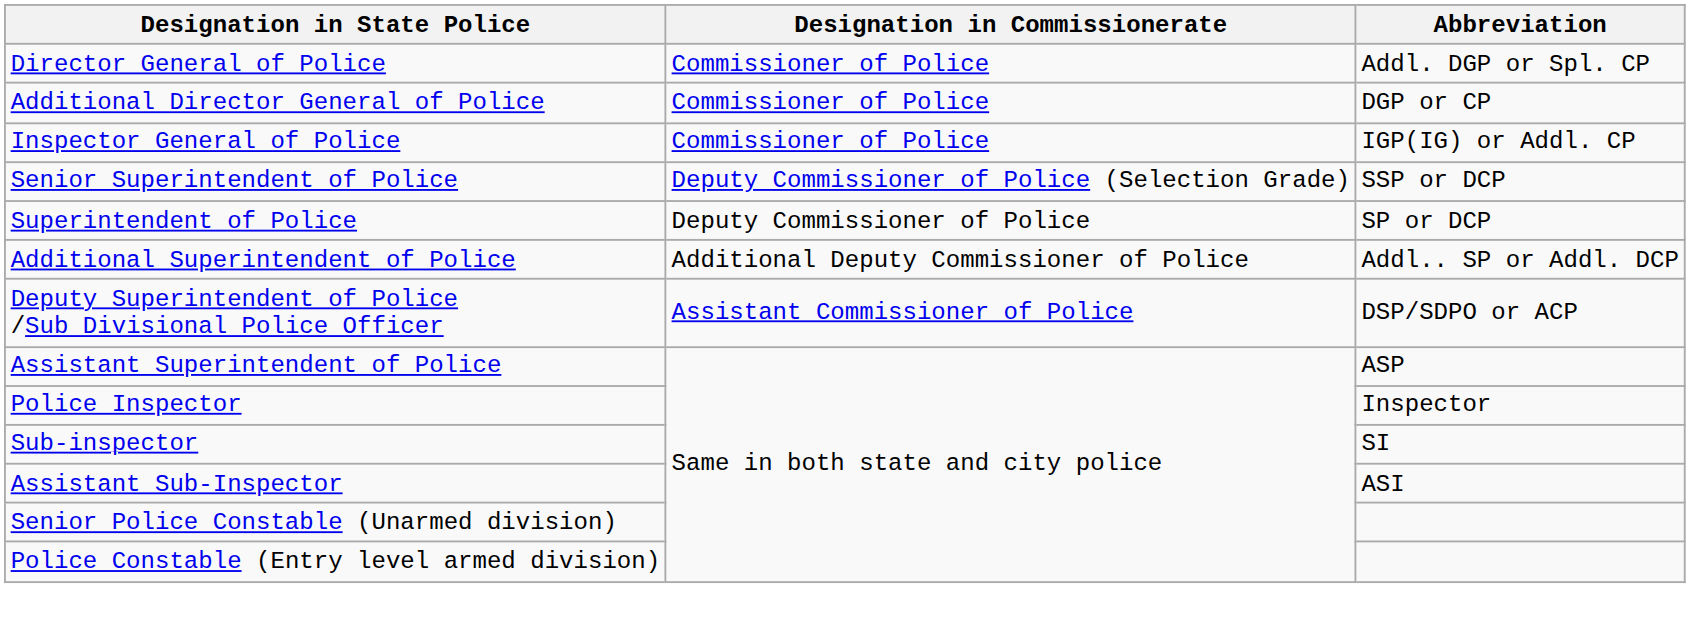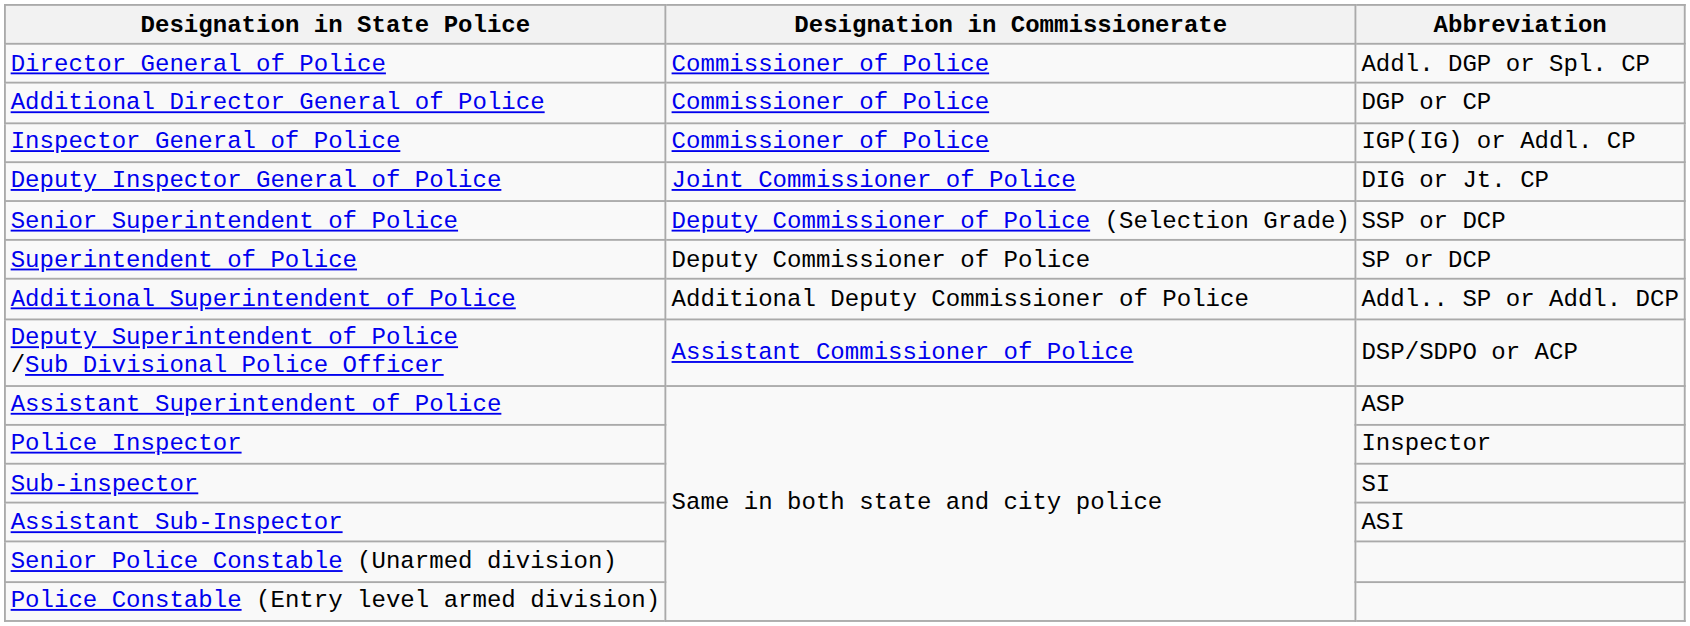+ row: (256, 181)
